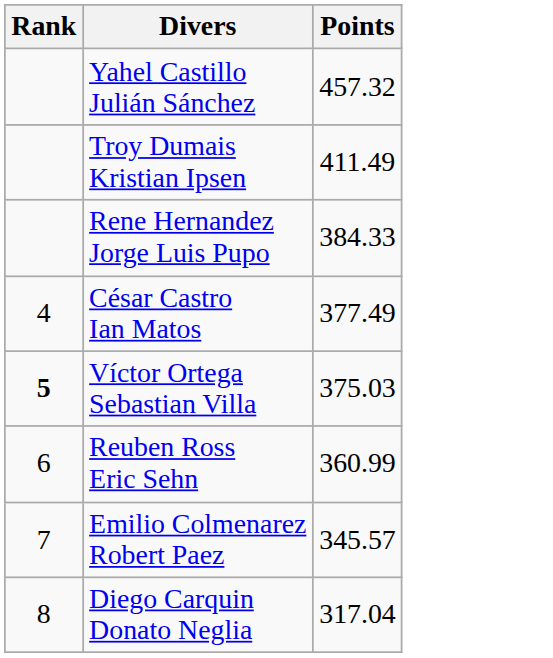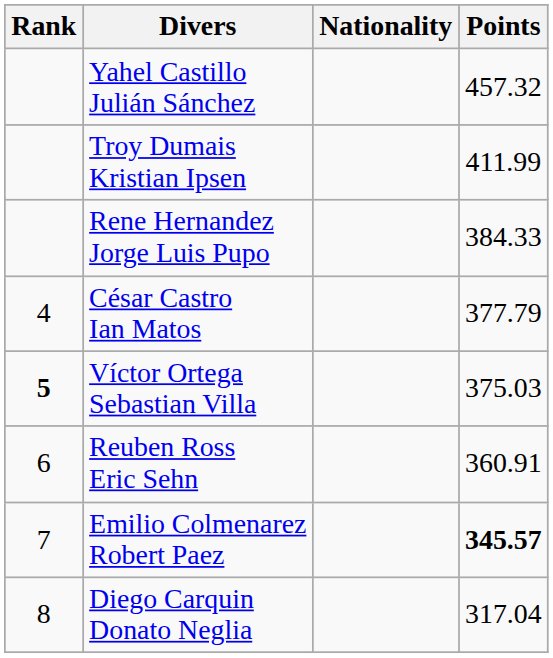+ column: (386, 26)
(357, 161) 411.49 -> (503, 161) 411.99
(357, 312) 377.49 -> (503, 312) 377.79
(357, 463) 360.99 -> (503, 463) 360.91
(357, 539) normal -> (503, 539) bold
